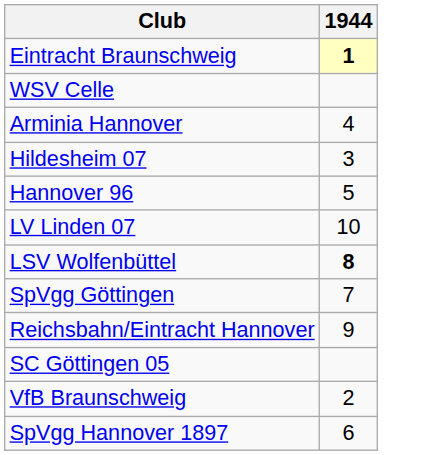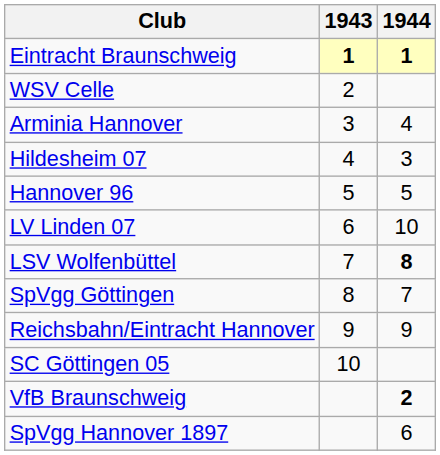+ column: (349, 21)
(349, 398) normal -> (407, 398) bold
